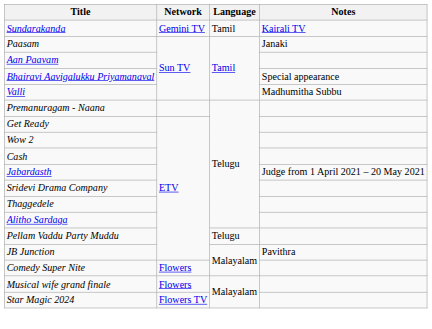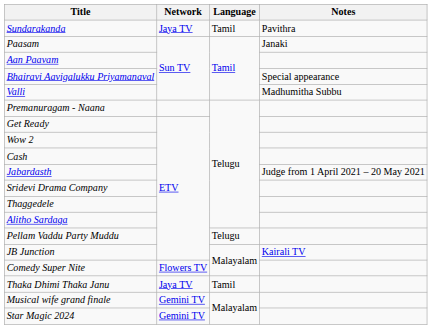(182, 28) Gemini TV -> (176, 28) Jaya TV
(284, 28) Kairali TV -> (279, 28) Pavithra
(279, 252) Pavithra -> (284, 252) Kairali TV
(175, 268) Flowers -> (183, 268) Flowers TV
+ row: (58, 284)
(175, 284) Flowers -> (182, 300) Gemini TV
(183, 300) Flowers TV -> (182, 316) Gemini TV
